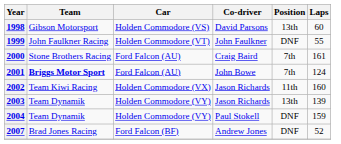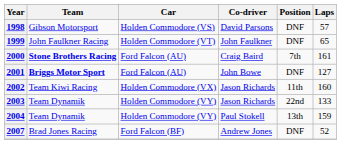(290, 27) 13th -> (295, 27) DNF
(319, 27) 60 -> (324, 27) 57
(319, 42) 55 -> (324, 42) 65
(70, 57) normal -> (73, 57) bold
(290, 72) 7th -> (295, 72) DNF
(319, 72) 124 -> (324, 72) 127
(290, 102) 13th -> (295, 102) 22nd
(319, 102) 139 -> (324, 102) 133
(290, 117) DNF -> (295, 117) 13th
